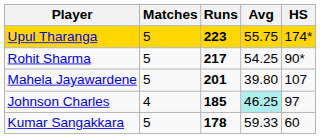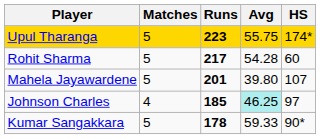(261, 58) 54.25 -> (261, 58) 54.28
(295, 58) 90* -> (292, 58) 60
(292, 123) 60 -> (295, 123) 90*
